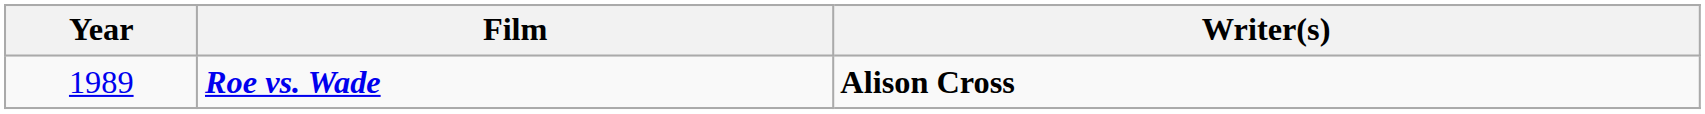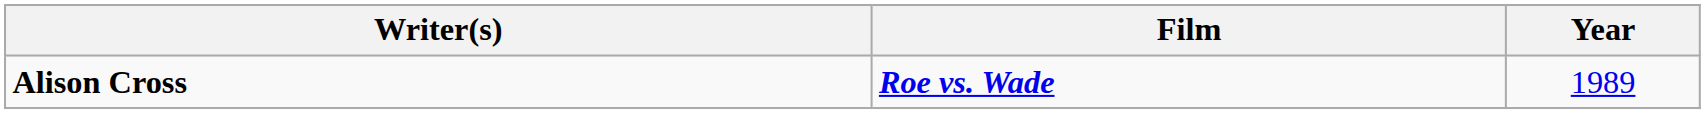columns swapped: (101, 30) <-> (1266, 30)
